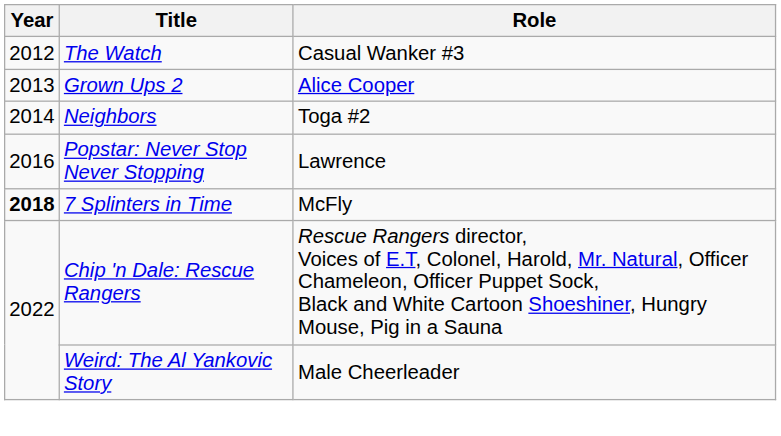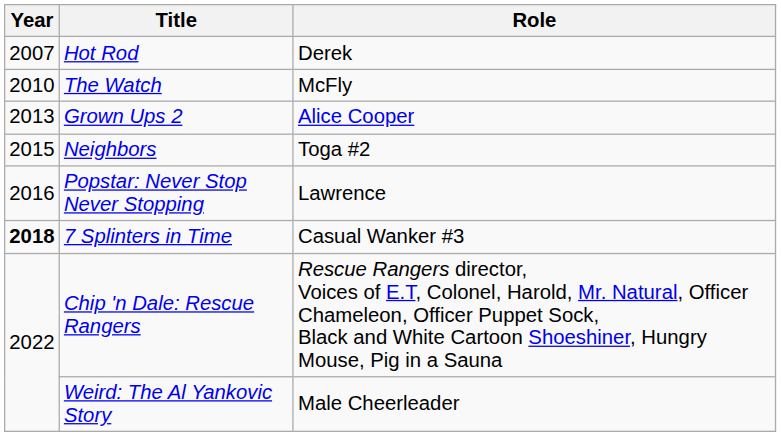+ row: (101, 52)
(32, 52) 2012 -> (32, 85) 2010
(381, 52) Casual Wanker #3 -> (325, 85) McFly
(32, 117) 2014 -> (32, 149) 2015
(325, 204) McFly -> (381, 236) Casual Wanker #3
